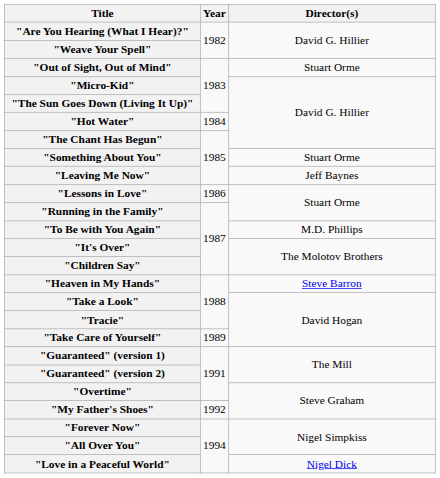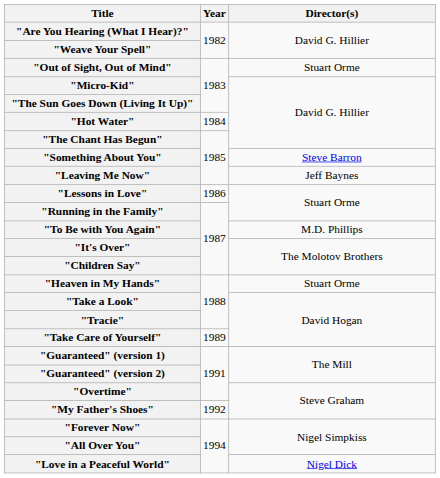(332, 157) Stuart Orme -> (332, 157) Steve Barron
(332, 283) Steve Barron -> (332, 283) Stuart Orme
